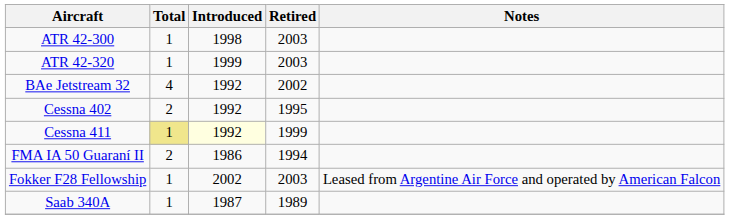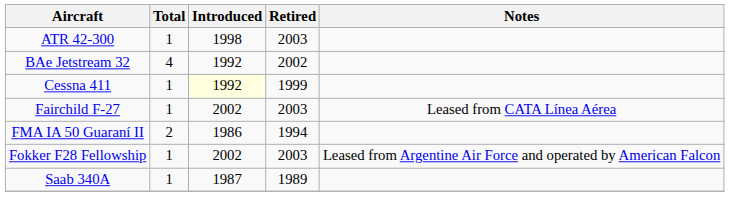- row: (78, 62)
- row: (78, 109)
(169, 132) khaki background -> (169, 86) no background
+ row: (78, 109)
